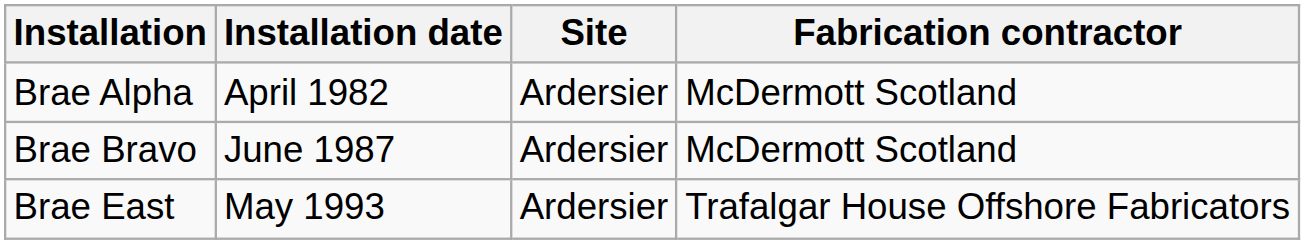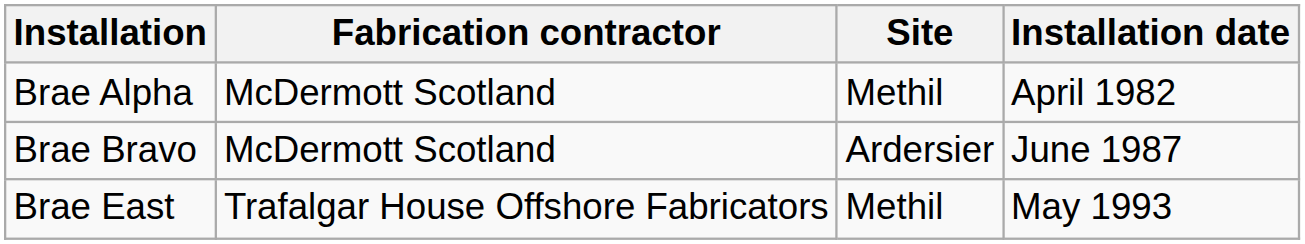columns swapped: (988, 33) <-> (363, 33)
(594, 91) Ardersier -> (894, 91) Methil
(594, 207) Ardersier -> (894, 207) Methil
